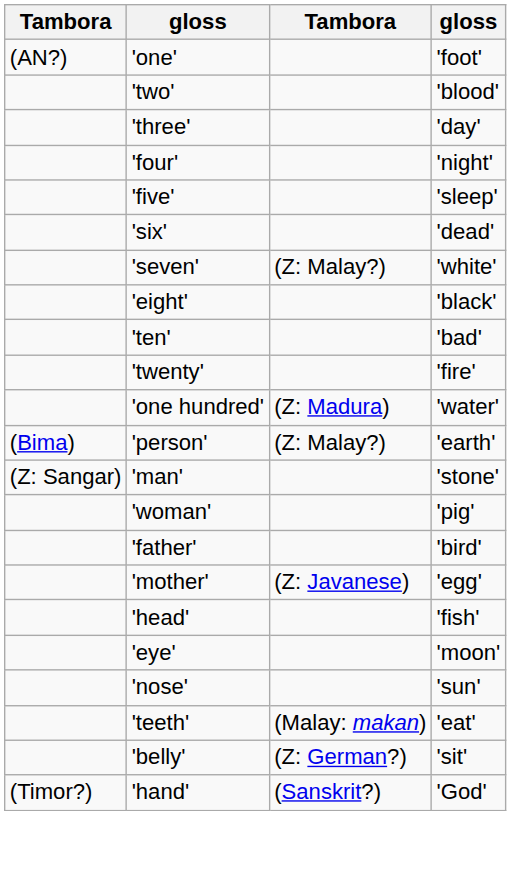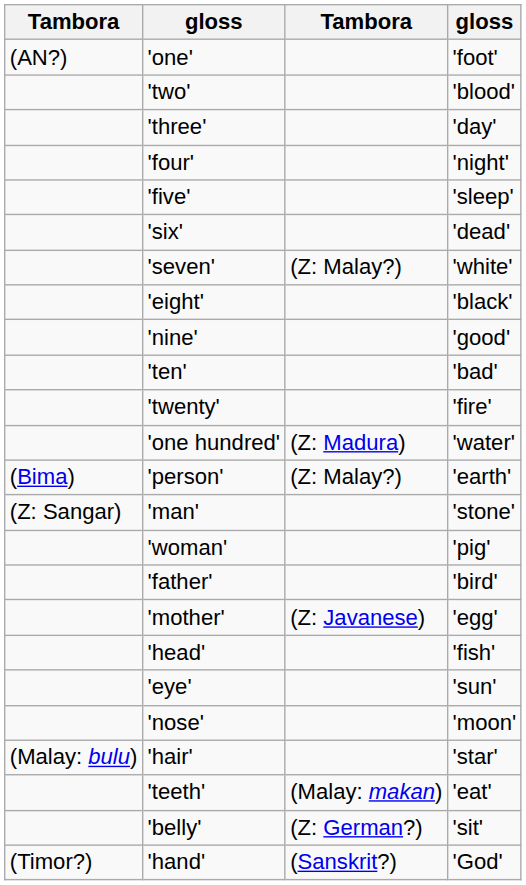+ row: (173, 337)
(468, 652) 'moon' -> (475, 687) 'sun'
(459, 687) 'sun' -> (484, 722) 'moon'
+ row: (170, 757)
